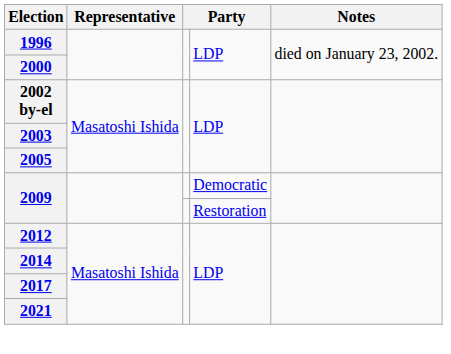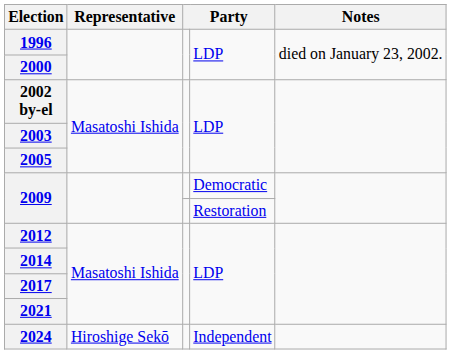+ row: (36, 336)
